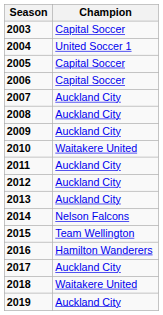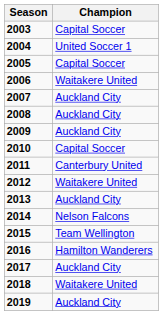(90, 81) Capital Soccer -> (96, 81) Waitakere United
(96, 149) Waitakere United -> (90, 149) Capital Soccer
(88, 166) Auckland City -> (99, 166) Canterbury United
(88, 183) Auckland City -> (96, 183) Waitakere United
